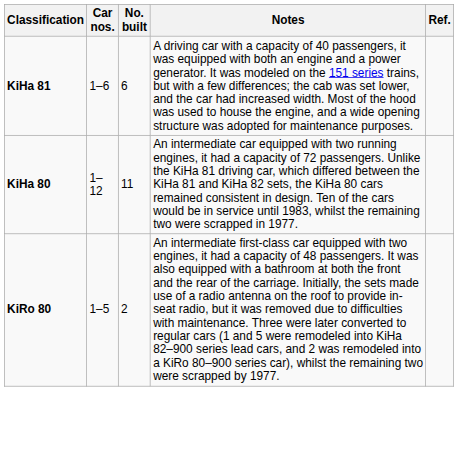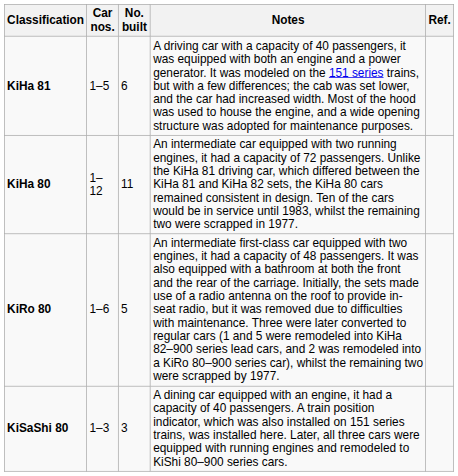(99, 85) 1–6 -> (99, 85) 1–5
(99, 309) 1–5 -> (99, 309) 1–6
(124, 309) 2 -> (124, 309) 5
+ row: (38, 428)
